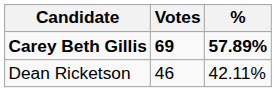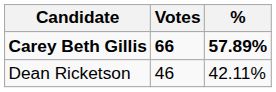(164, 45) 69 -> (164, 45) 66
